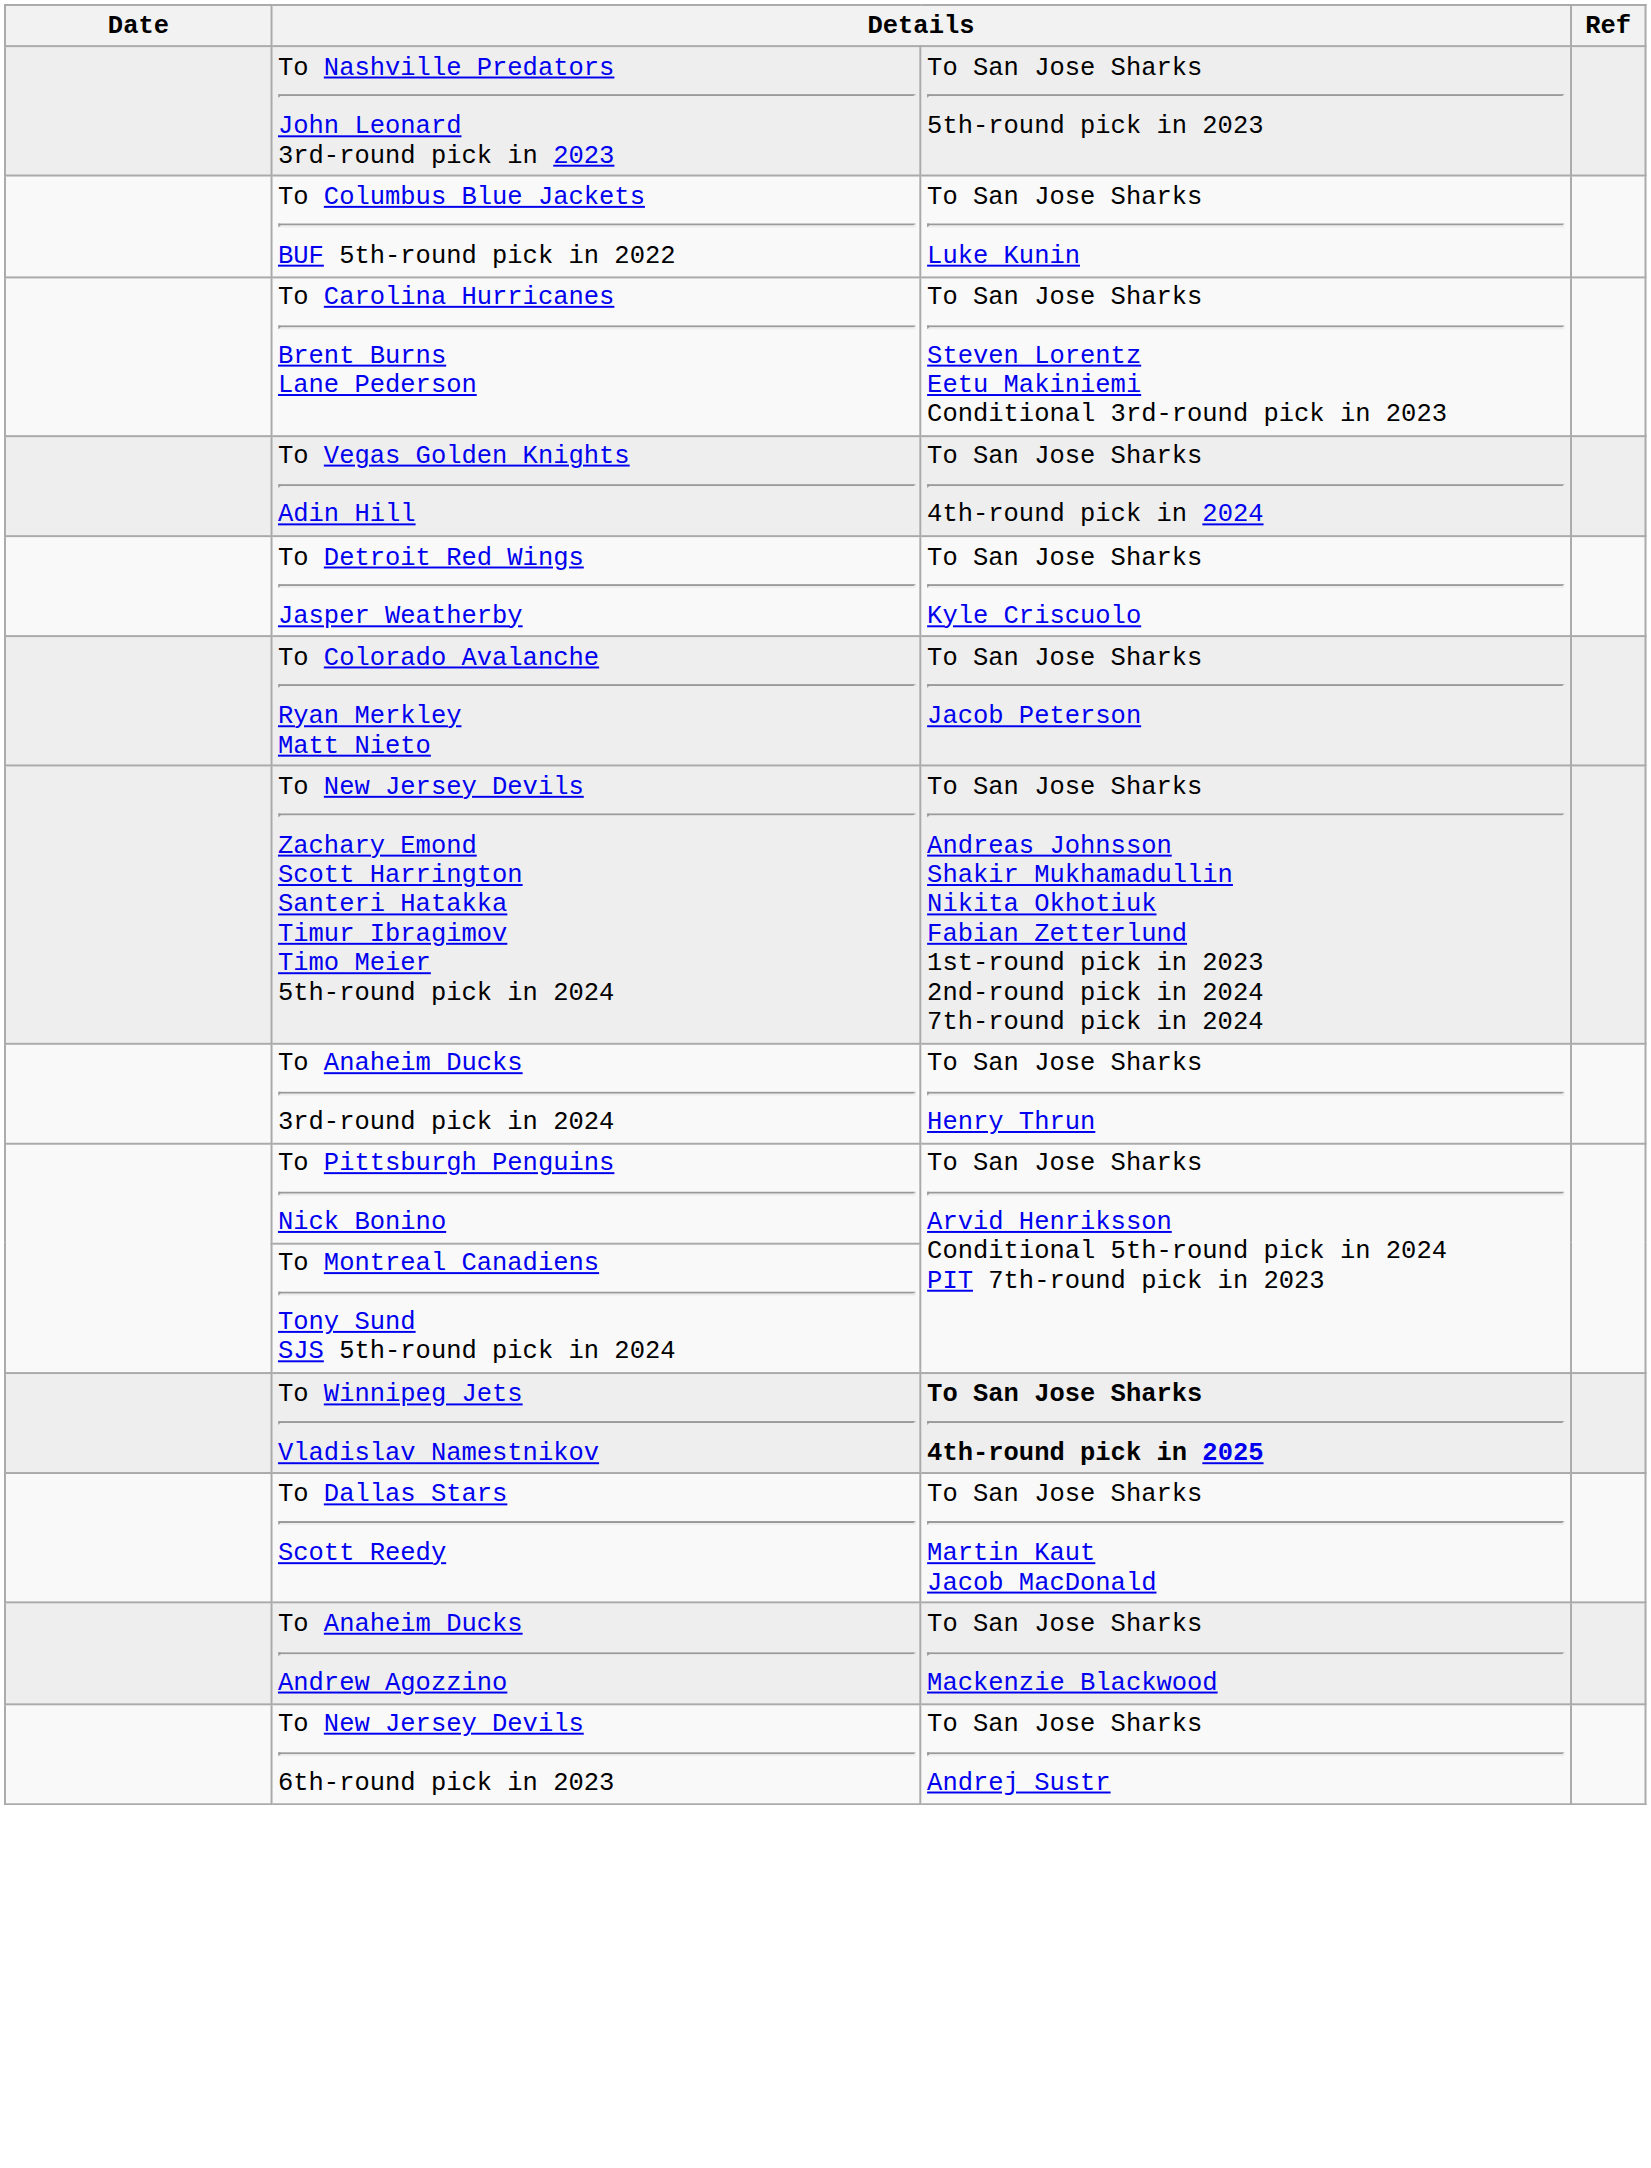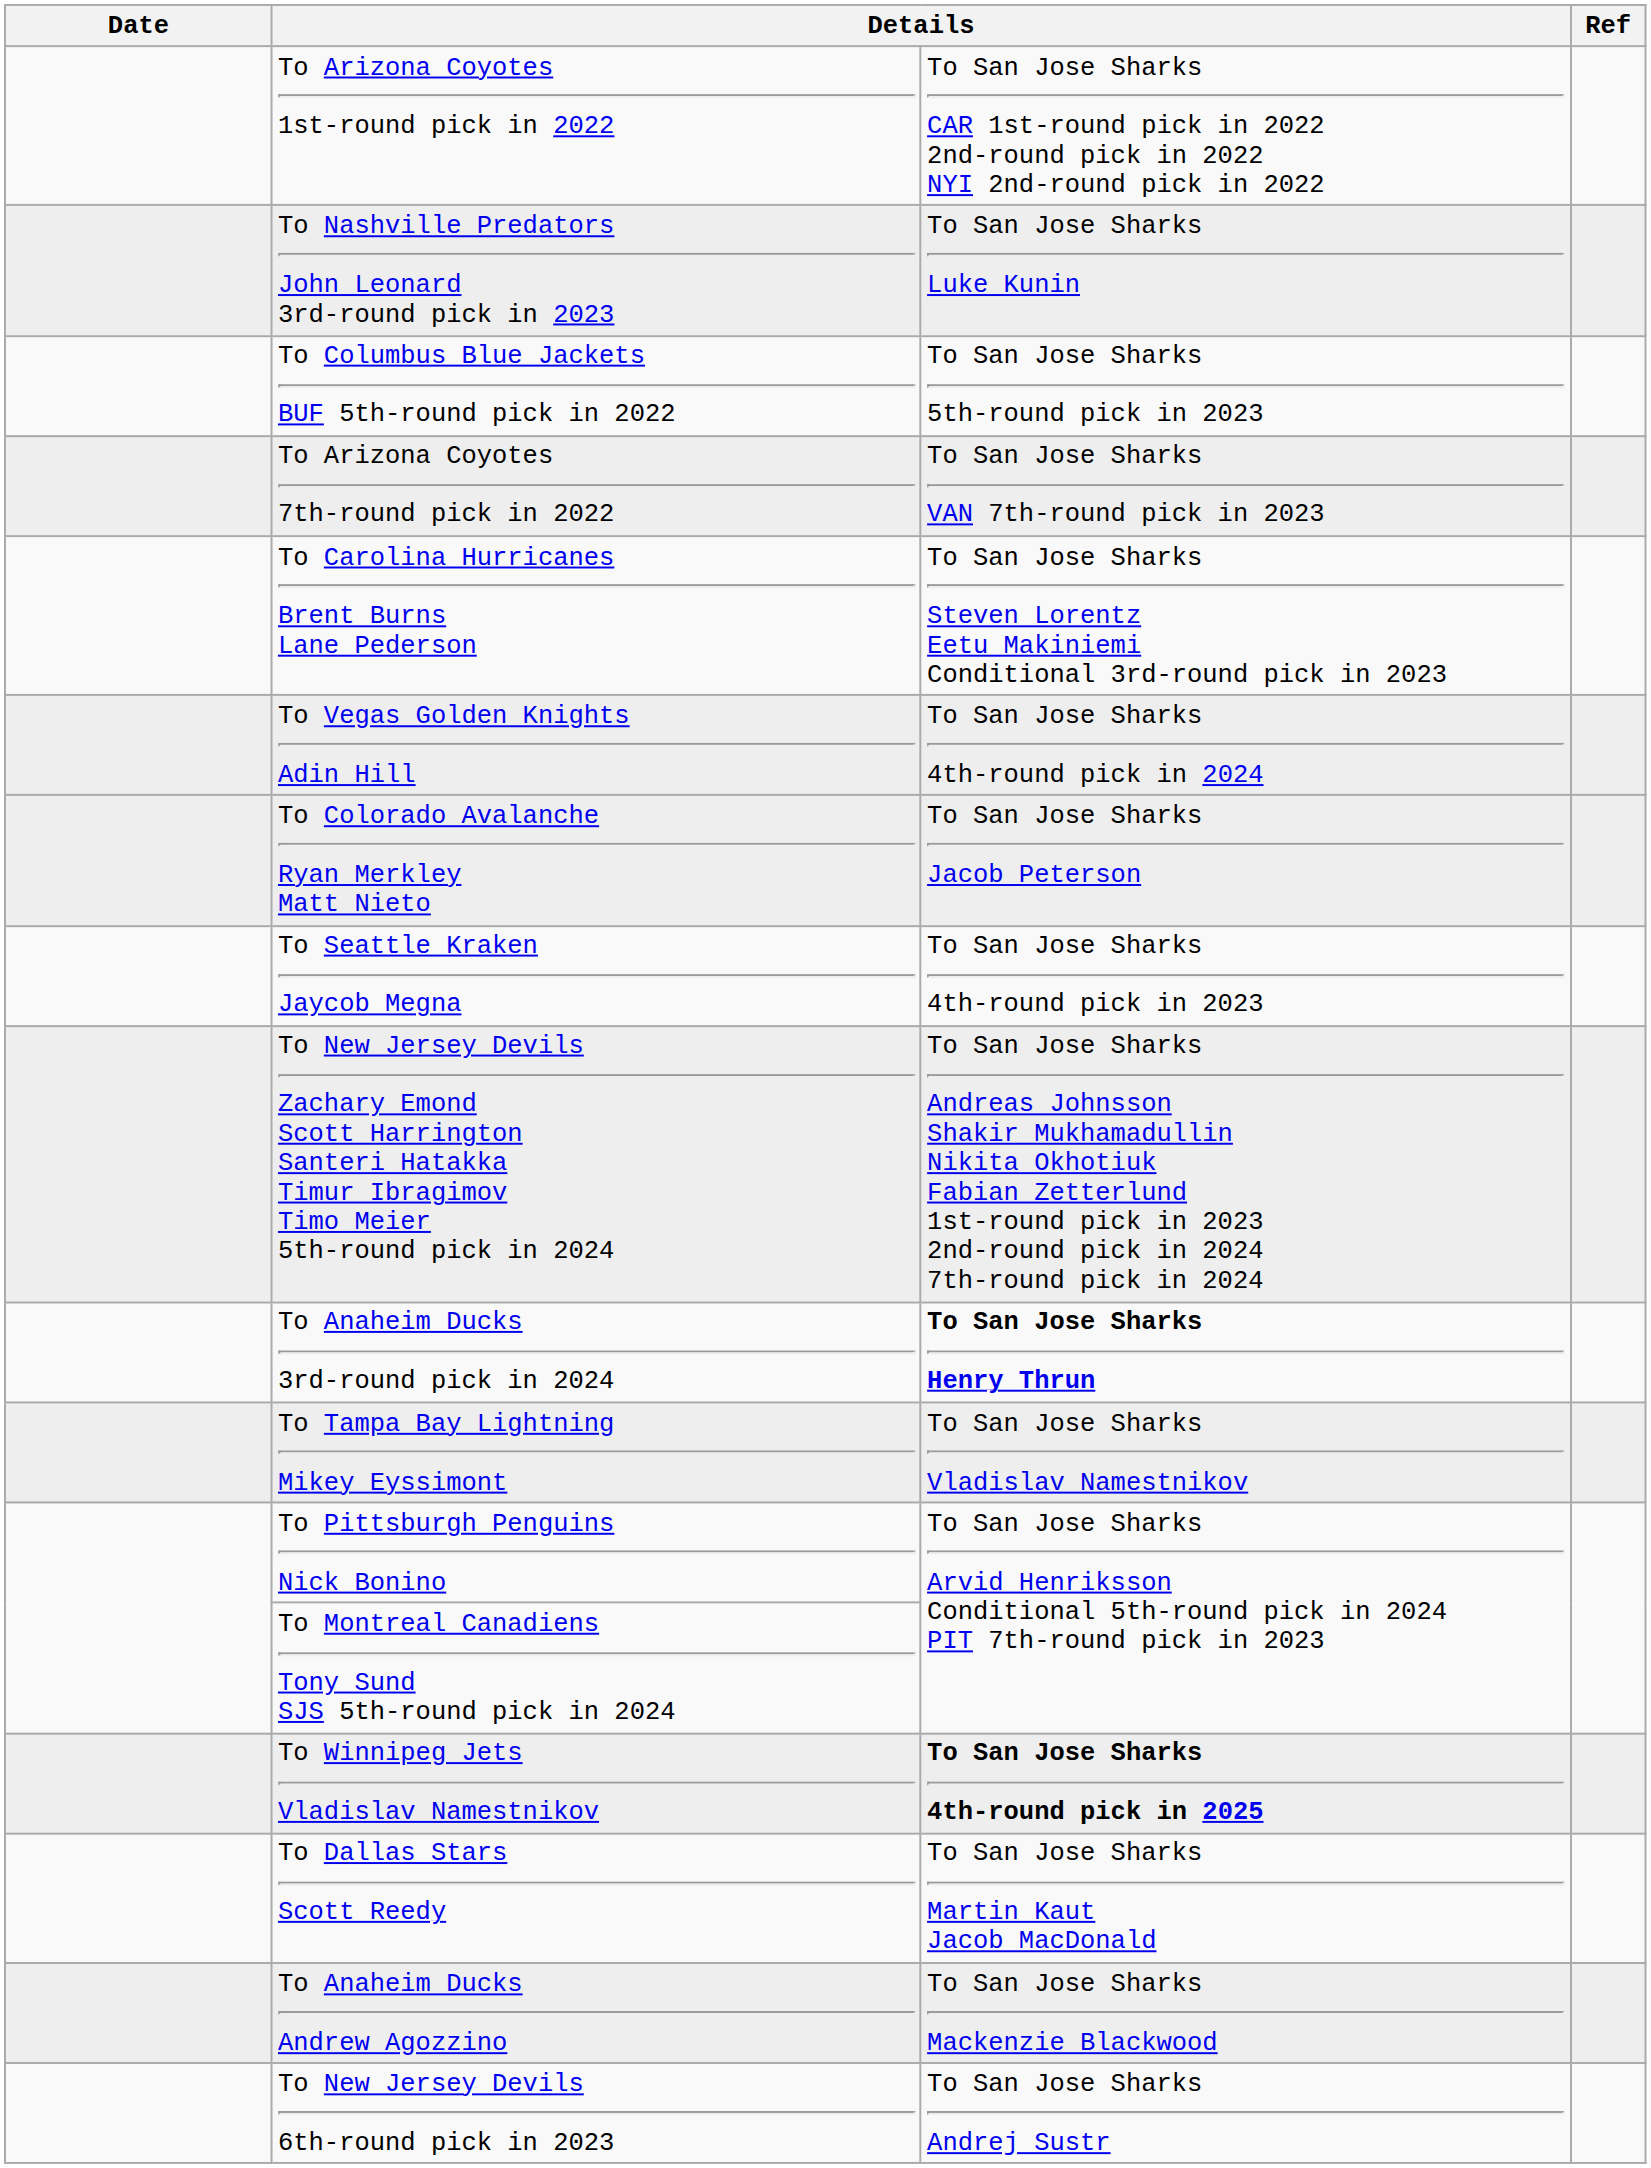+ row: (596, 97)
(1246, 97) To San Jose Sharks 5th-round pick in 2023 -> (1246, 256) To San Jose Sharks Luke Kunin
(1246, 226) To San Jose Sharks Luke Kunin -> (1246, 386) To San Jose Sharks 5th-round pick in 2023
+ row: (596, 486)
- row: (596, 586)
+ row: (596, 975)
(1246, 1093) normal -> (1246, 1352) bold
+ row: (596, 1453)
